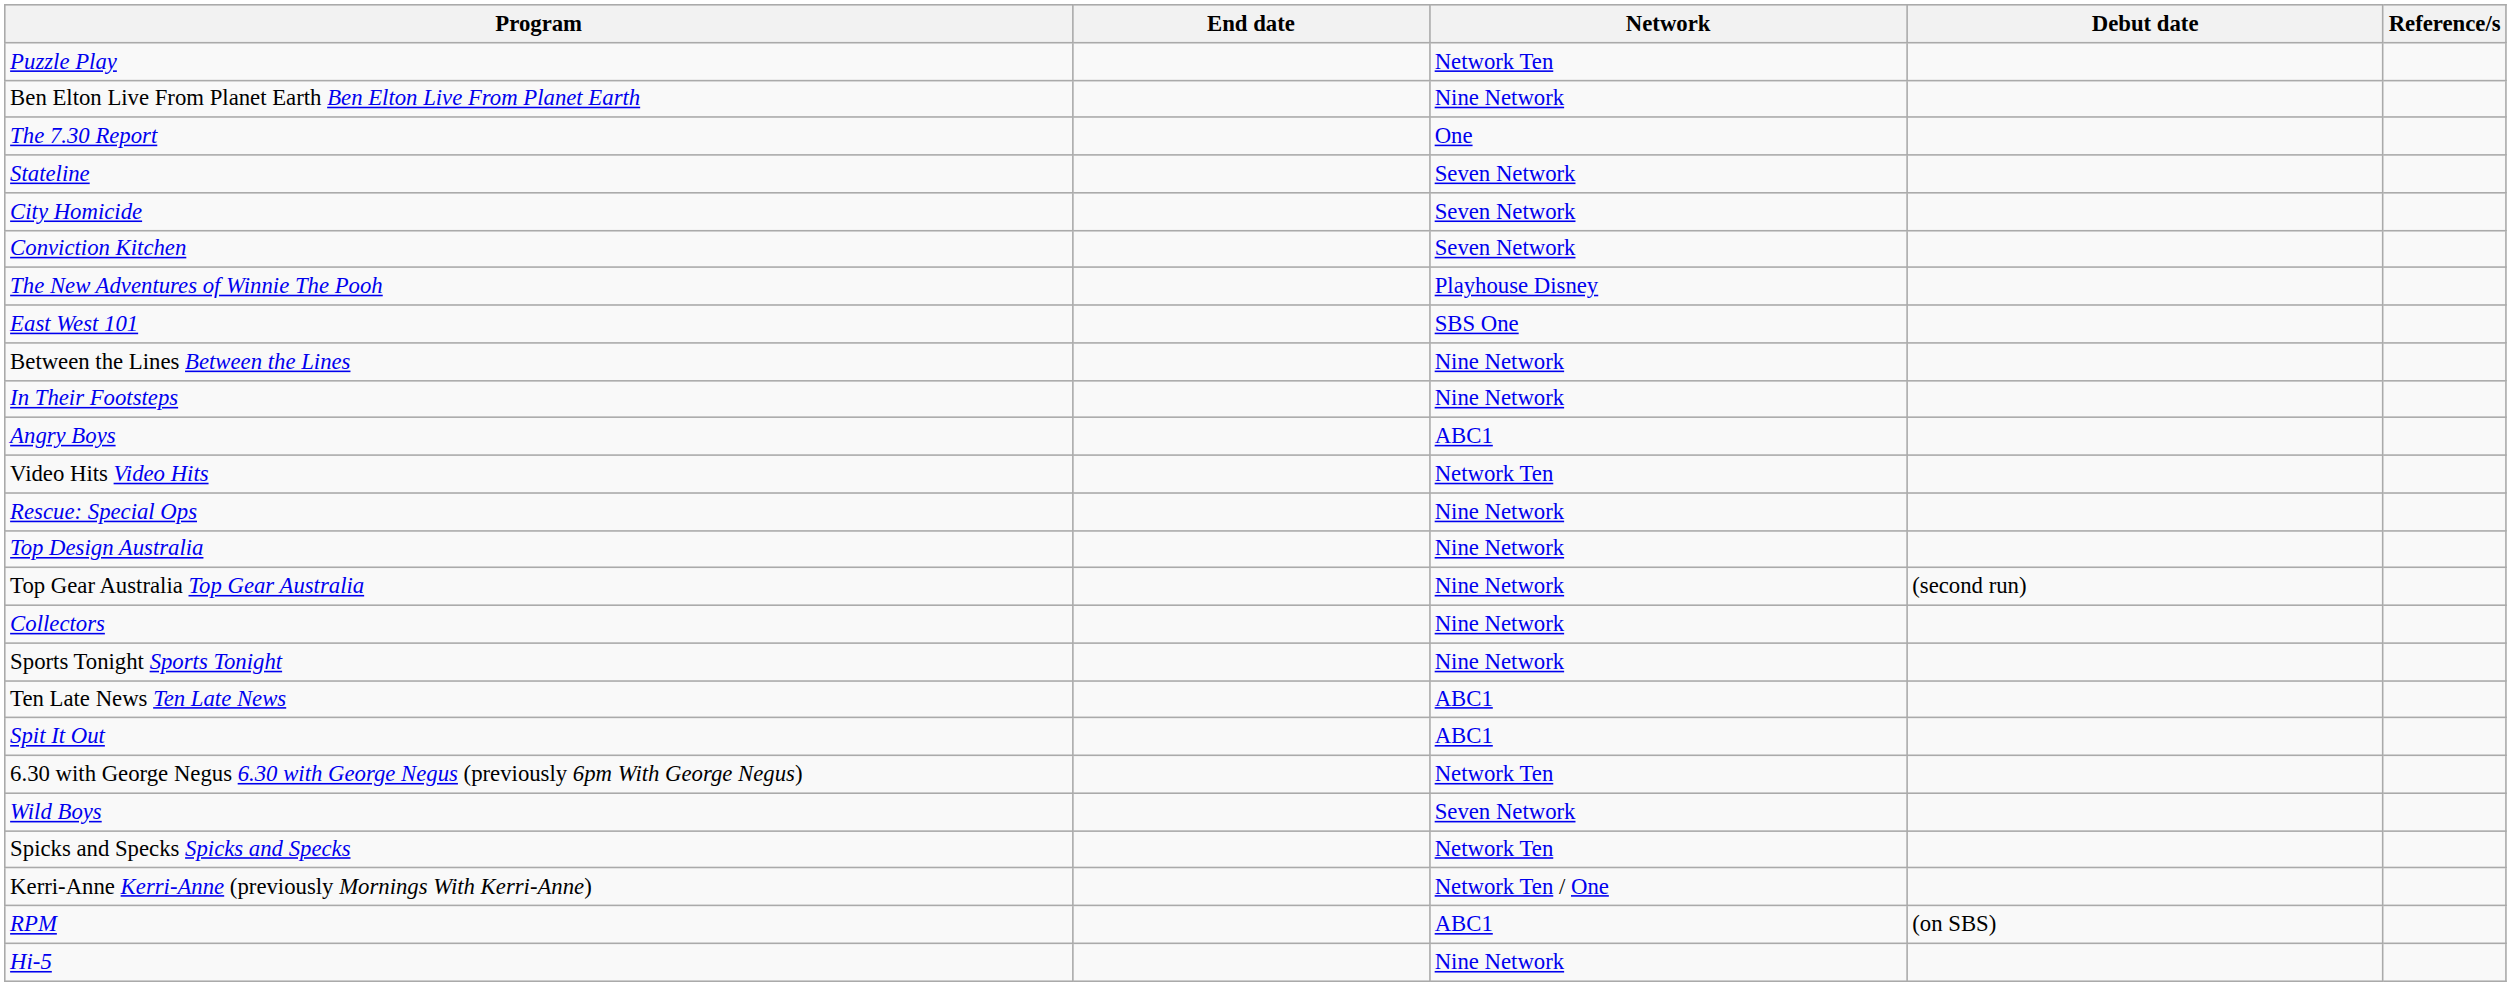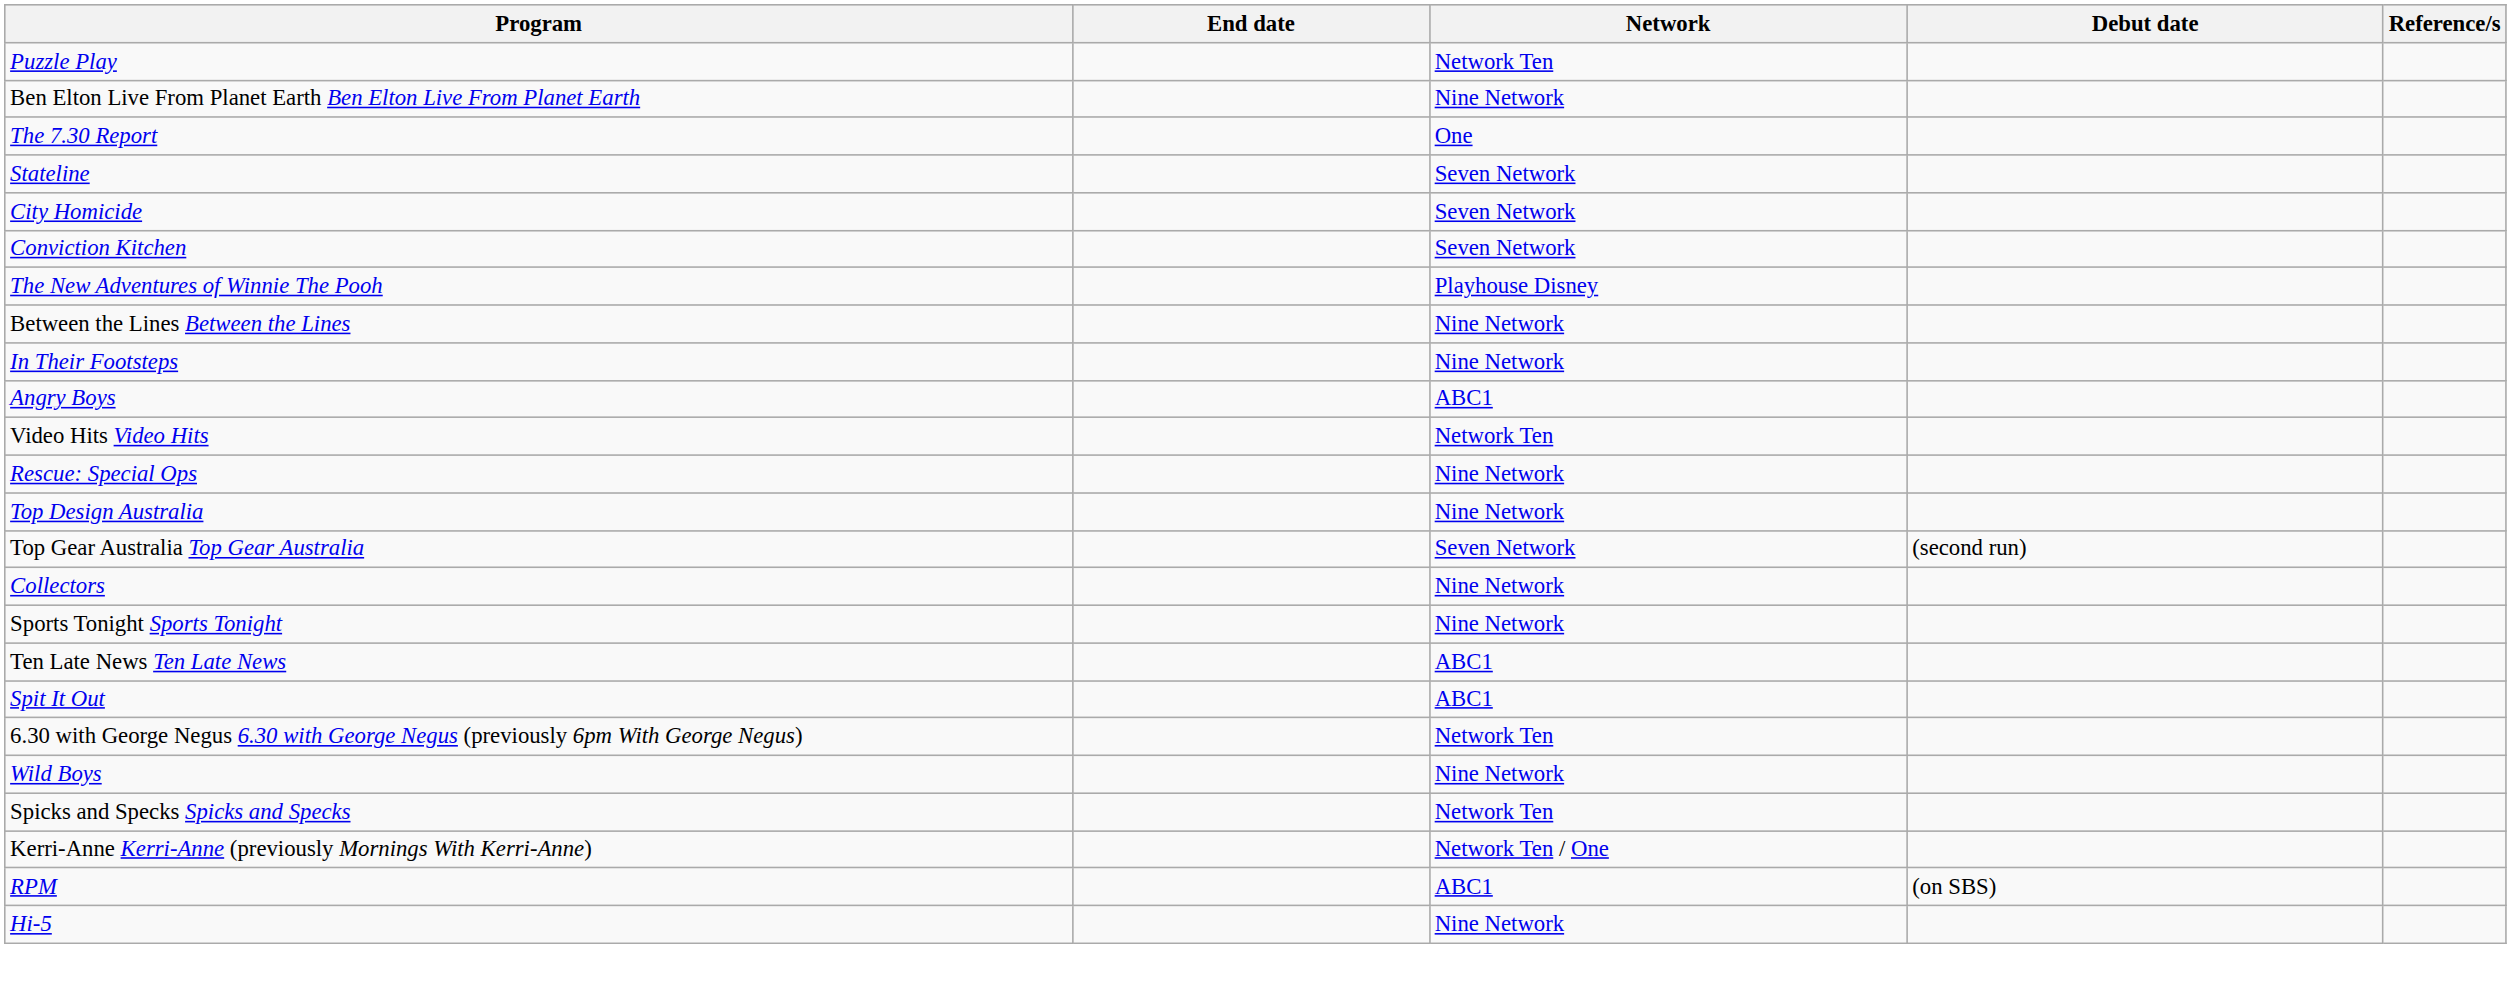- row: (74, 323)
(1499, 586) Nine Network -> (1505, 549) Seven Network
(1505, 811) Seven Network -> (1499, 774) Nine Network
